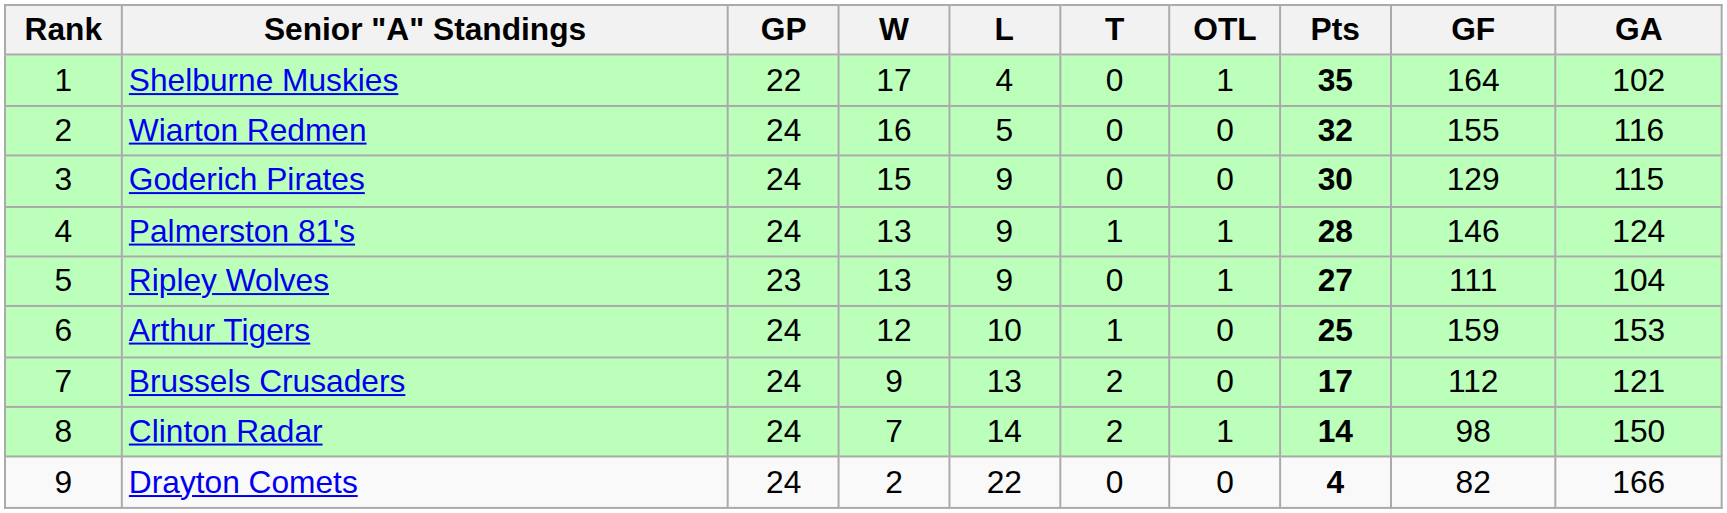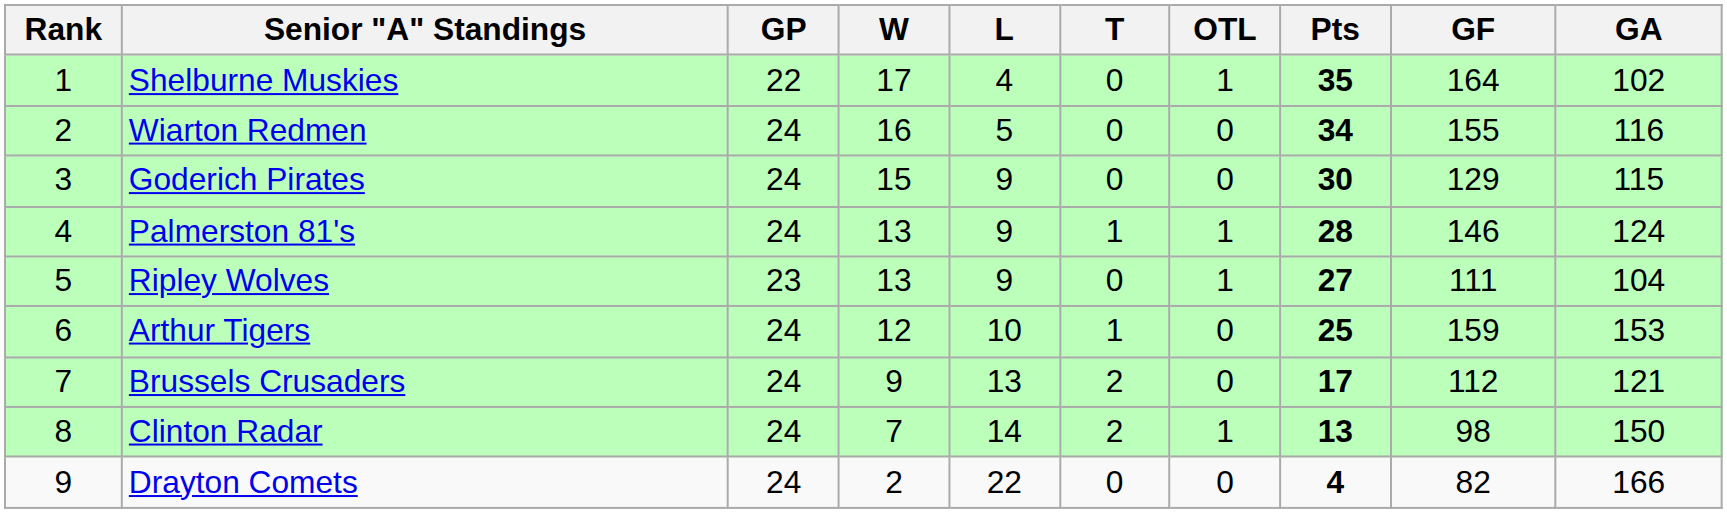(1335, 130) 32 -> (1335, 130) 34
(1335, 431) 14 -> (1335, 431) 13
